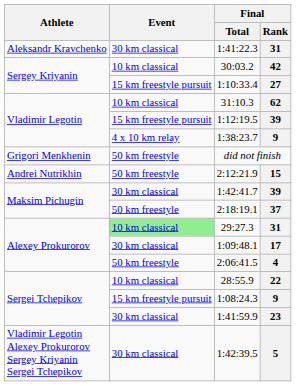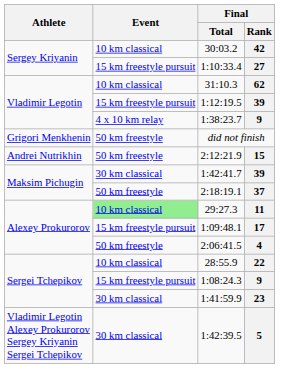- row: (237, 49)
(275, 227) 31 -> (259, 209) 11
(145, 245) 30 km classical -> (146, 227) 15 km freestyle pursuit
